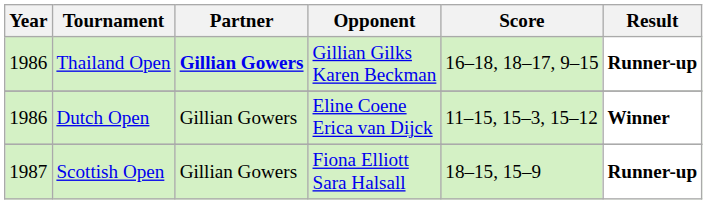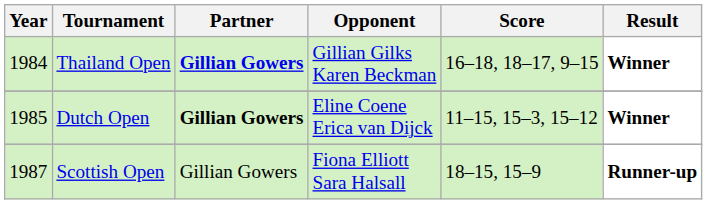(28, 63) 1986 -> (28, 63) 1984
(652, 63) Runner-up -> (639, 63) Winner
(28, 117) 1986 -> (28, 117) 1985
(238, 117) normal -> (242, 117) bold
